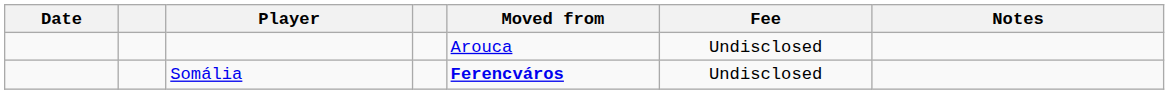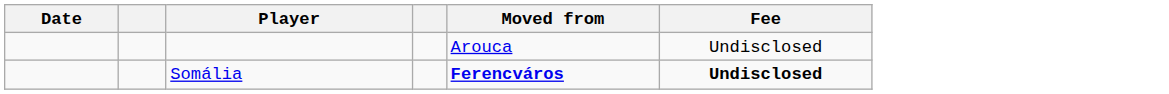- column: (1018, 19)
(766, 75) normal -> (766, 75) bold
